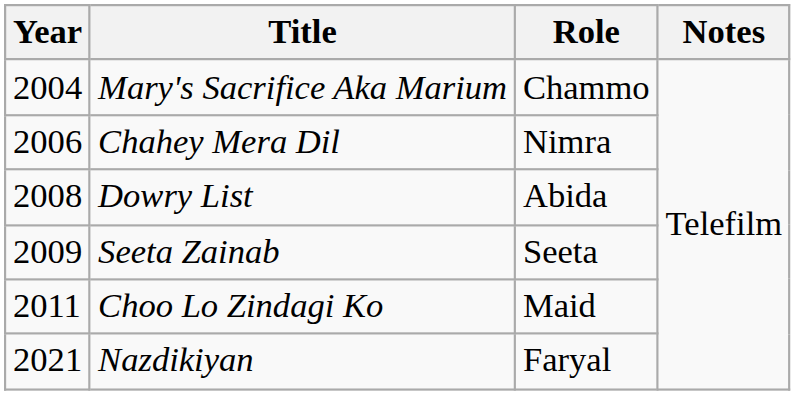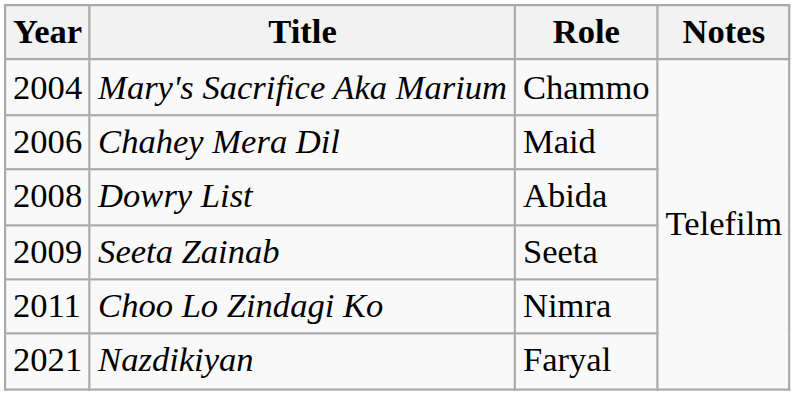(567, 141) Nimra -> (559, 141) Maid
(559, 305) Maid -> (567, 305) Nimra
